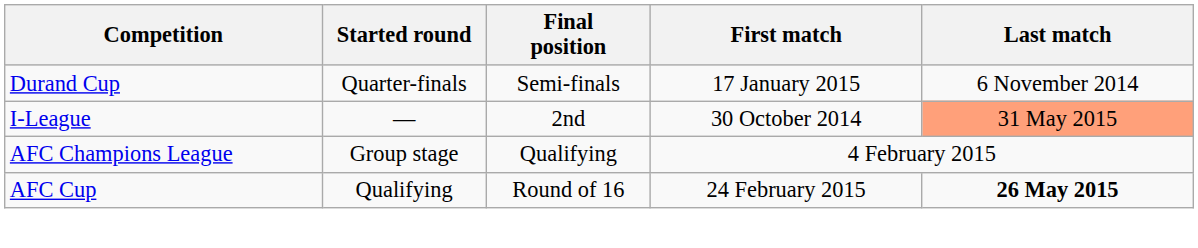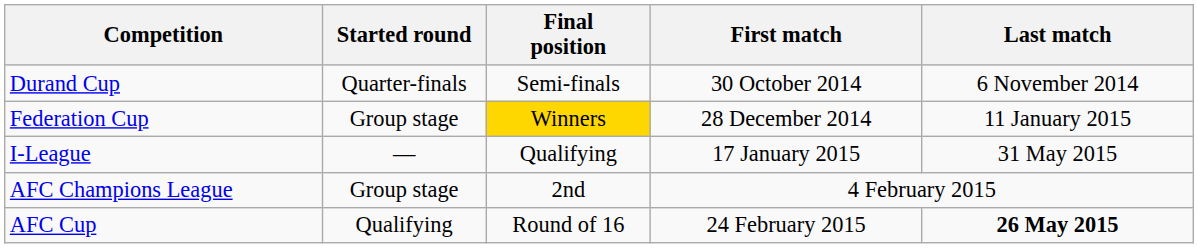(786, 82) 17 January 2015 -> (786, 82) 30 October 2014
+ row: (79, 118)
(568, 118) 2nd -> (568, 154) Qualifying
(786, 118) 30 October 2014 -> (786, 154) 17 January 2015
(1058, 118) lightsalmon background -> (1058, 154) no background
(568, 154) Qualifying -> (568, 189) 2nd
